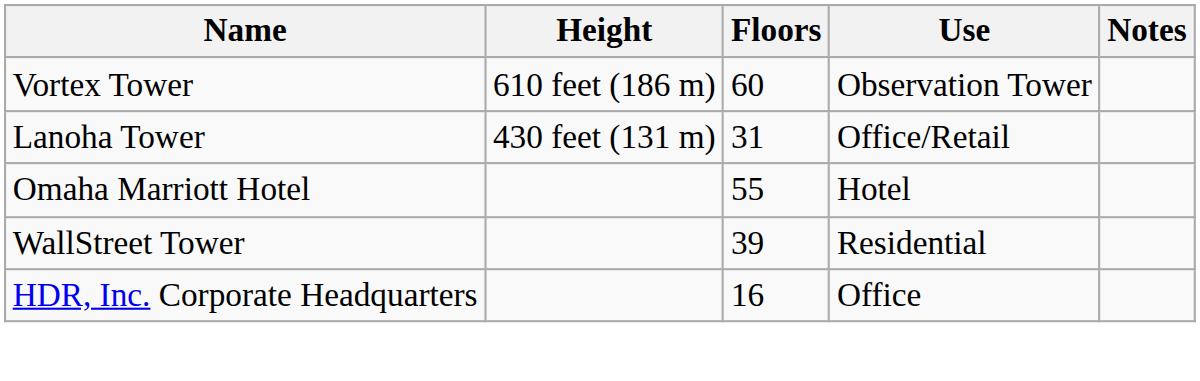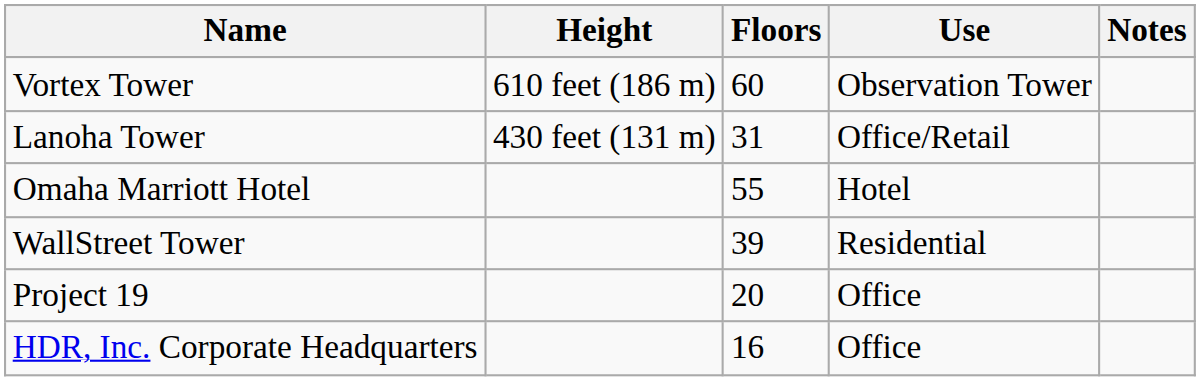+ row: (81, 294)
